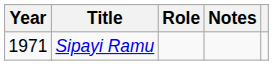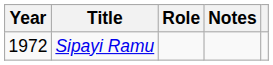(28, 45) 1971 -> (28, 45) 1972
